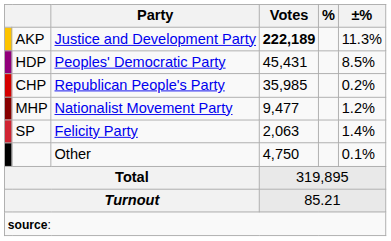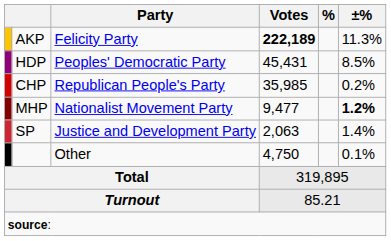(155, 39) Justice and Development Party -> (96, 39) Felicity Party
(358, 108) normal -> (358, 108) bold
(96, 131) Felicity Party -> (155, 131) Justice and Development Party
